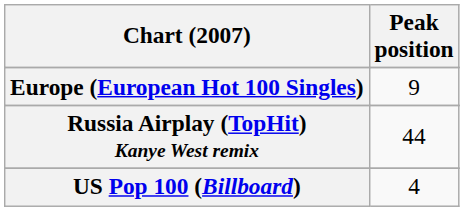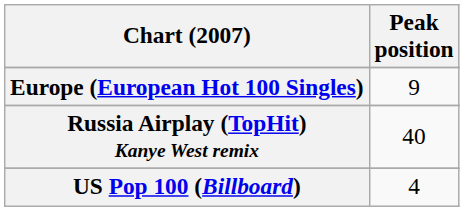(414, 136) 44 -> (414, 136) 40
